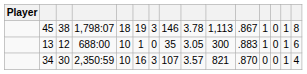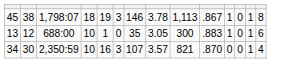- column: (22, 12)
